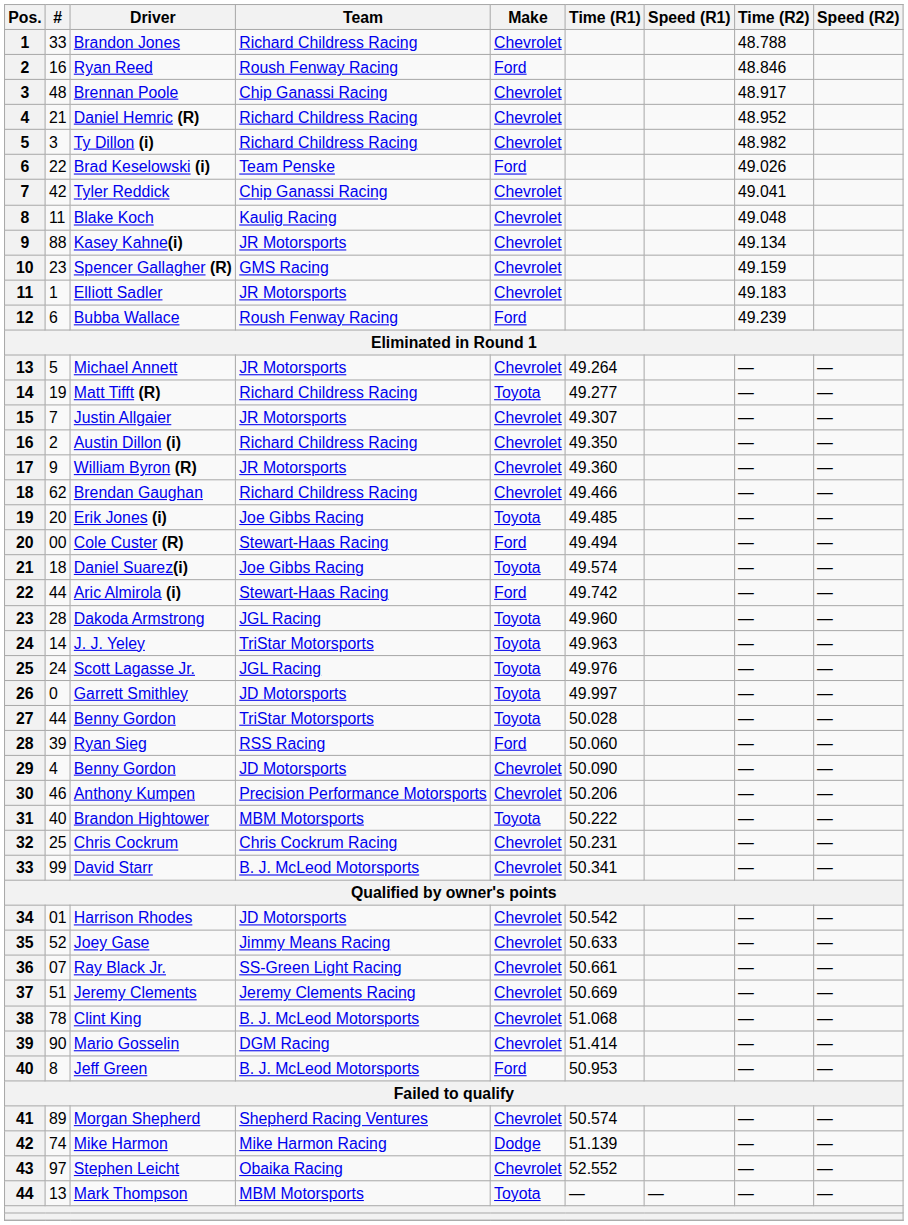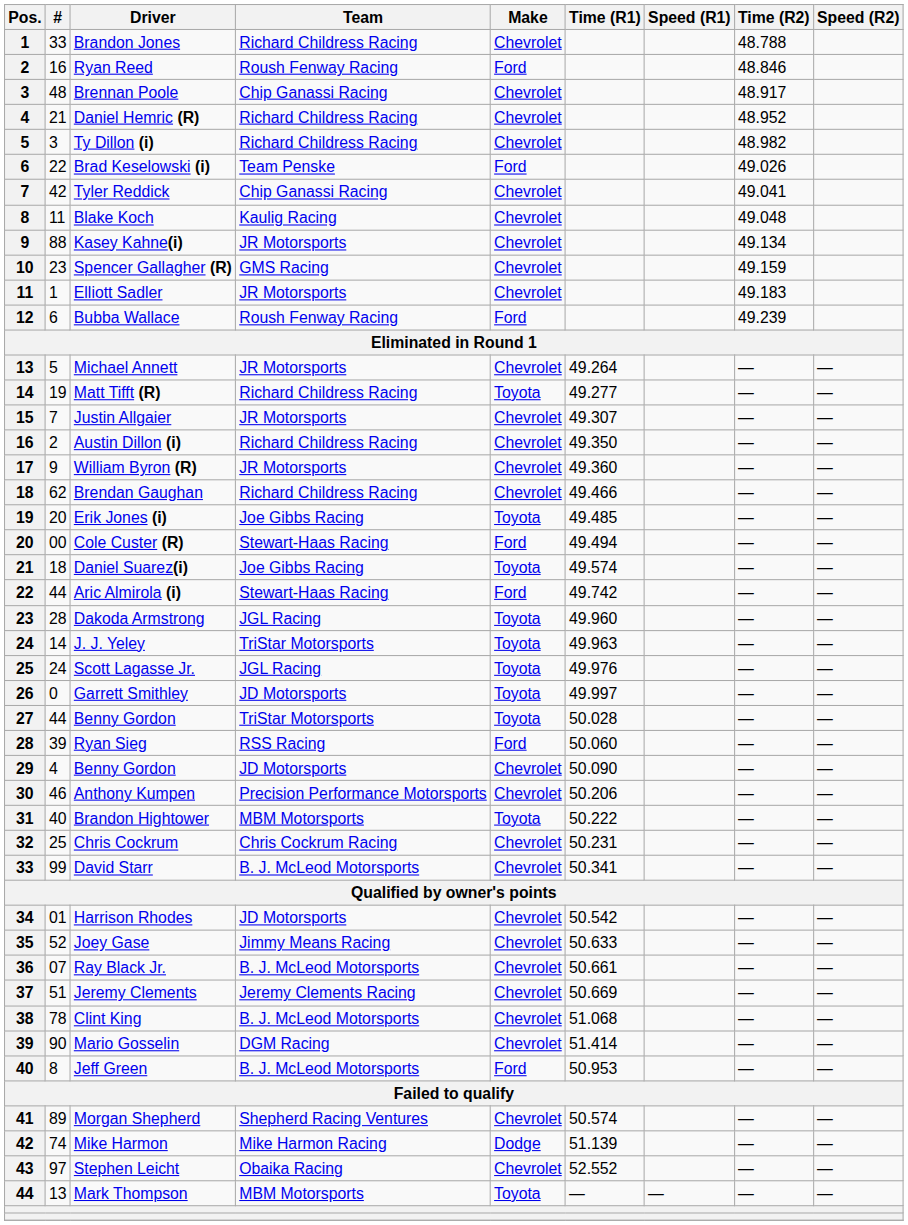(320, 968) SS-Green Light Racing -> (329, 968) B. J. McLeod Motorsports
